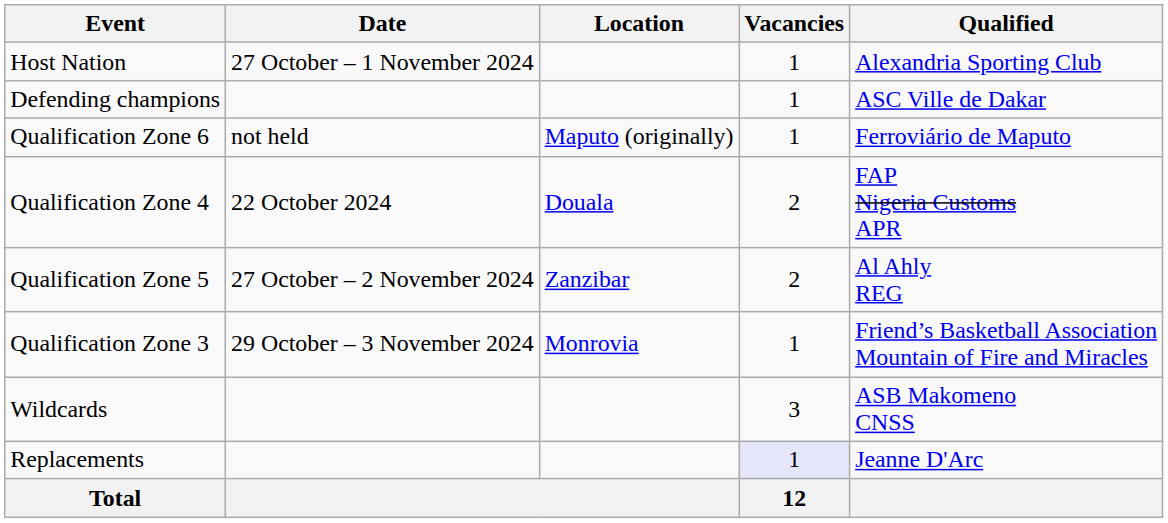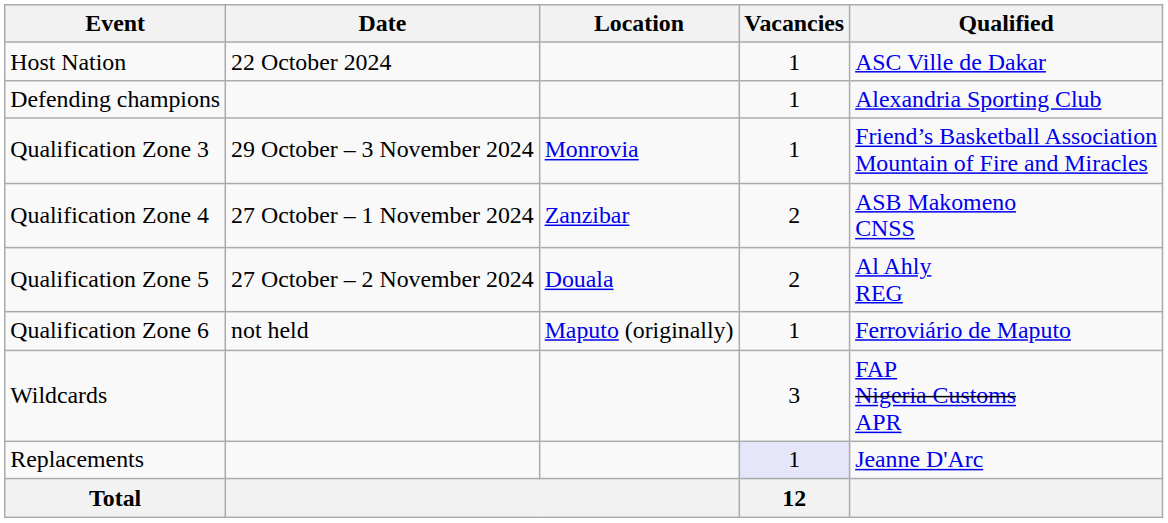(382, 61) 27 October – 1 November 2024 -> (311, 61) 22 October 2024
(978, 61) Alexandria Sporting Club -> (951, 61) ASC Ville de Dakar
(951, 99) ASC Ville de Dakar -> (978, 99) Alexandria Sporting Club
rows swapped: (110, 344) <-> (110, 136)
(311, 201) 22 October 2024 -> (382, 214) 27 October – 1 November 2024
(579, 201) Douala -> (587, 214) Zanzibar
(936, 201) FAP Nigeria Customs APR -> (936, 214) ASB Makomeno CNSS
(587, 279) Zanzibar -> (579, 279) Douala
(936, 408) ASB Makomeno CNSS -> (936, 395) FAP Nigeria Customs APR
